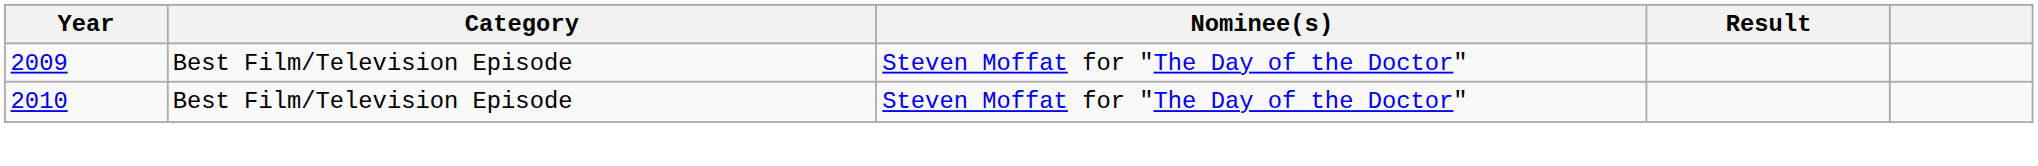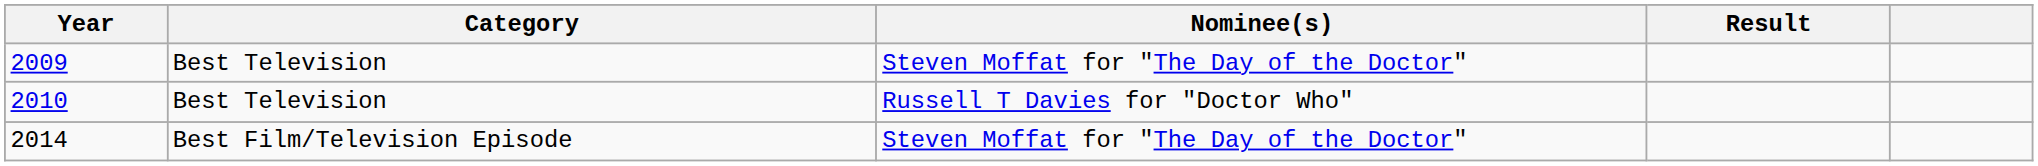(373, 63) Best Film/Television Episode -> (280, 63) Best Television
(373, 102) Best Film/Television Episode -> (280, 102) Best Television
(1175, 102) Steven Moffat for "The Day of the Doctor" -> (1118, 102) Russell T Davies for "Doctor Who"
+ row: (39, 141)
